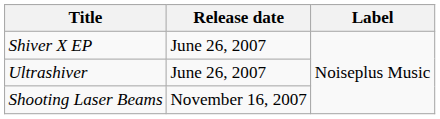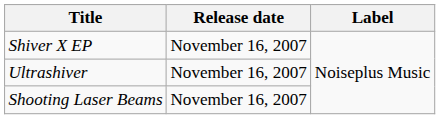(218, 45) June 26, 2007 -> (239, 45) November 16, 2007
(218, 72) June 26, 2007 -> (239, 72) November 16, 2007
